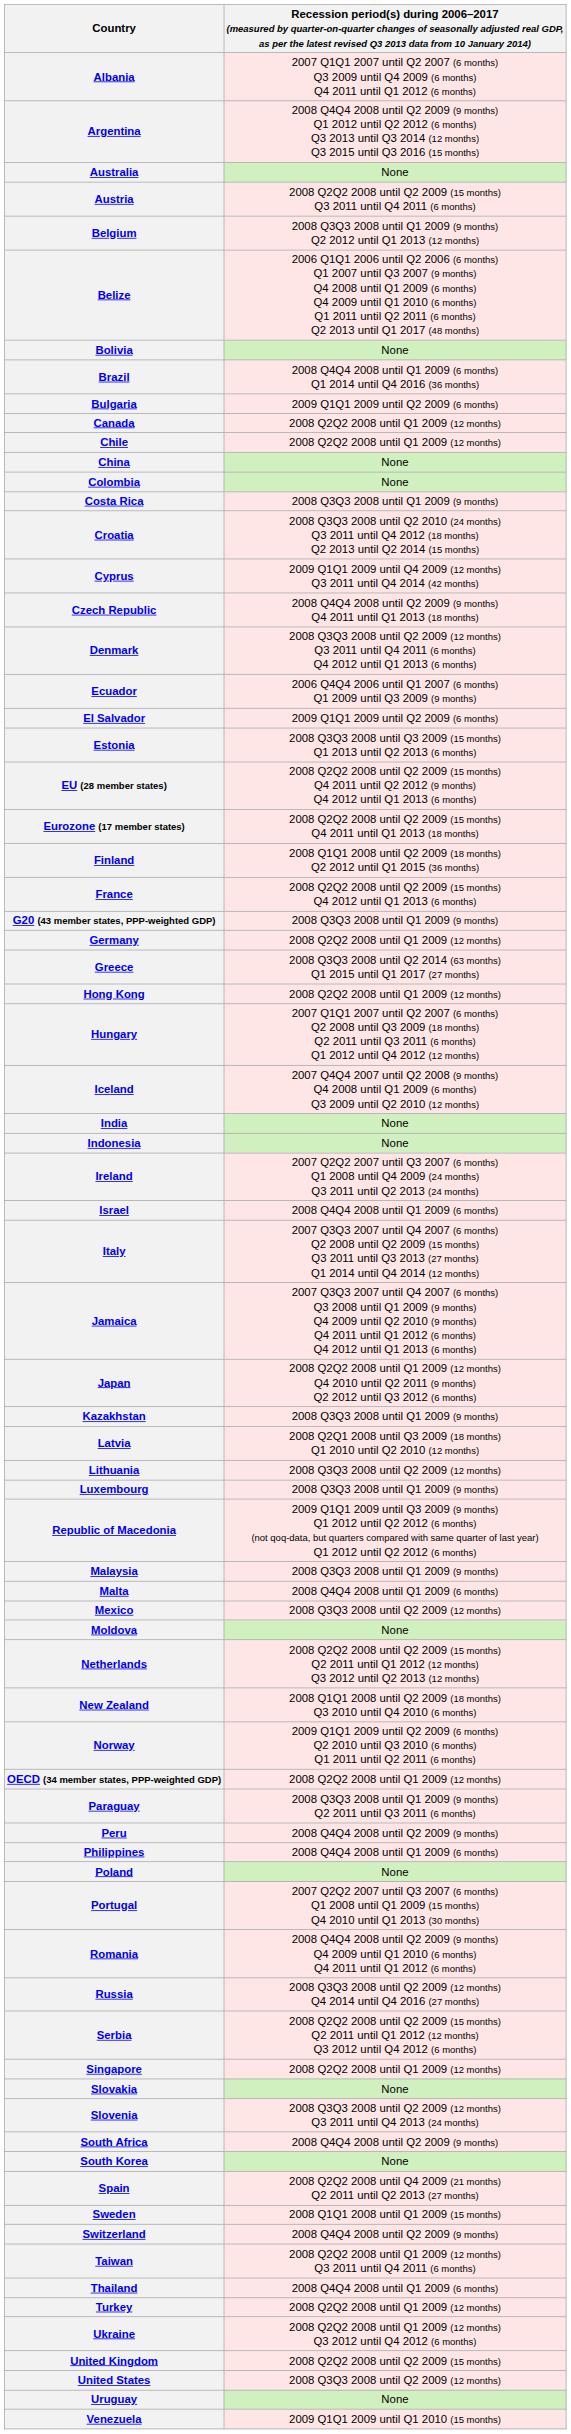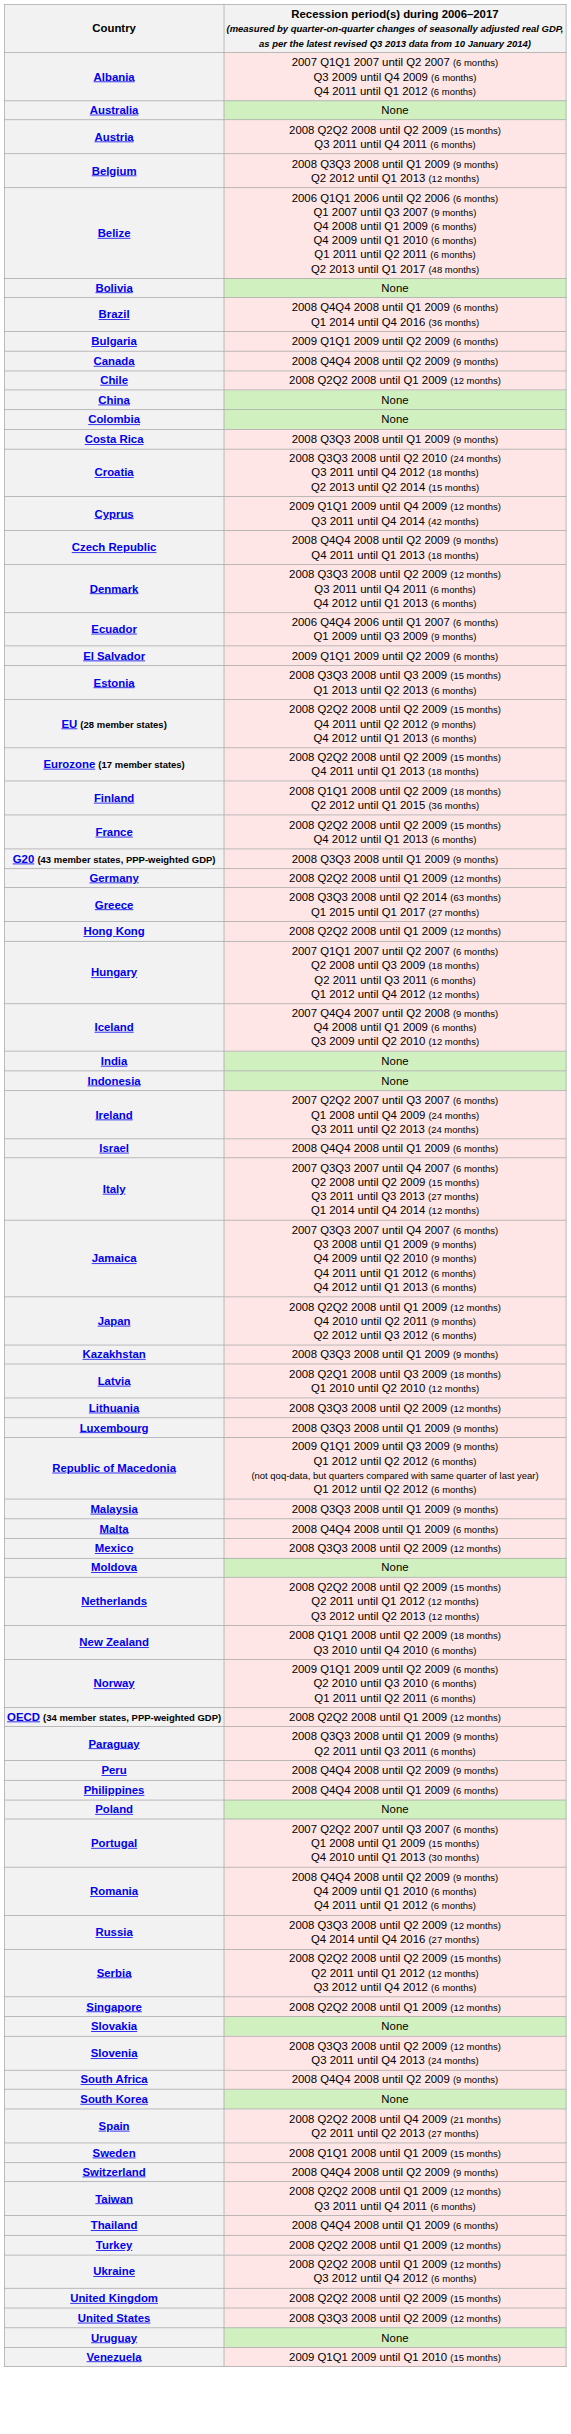- row: (114, 132)
(395, 423) 2008 Q2Q2 2008 until Q1 2009 (12 months) -> (395, 361) 2008 Q4Q4 2008 until Q2 2009 (9 months)
